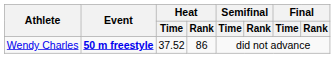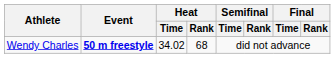(172, 45) 37.52 -> (172, 45) 34.02
(202, 45) 86 -> (202, 45) 68
